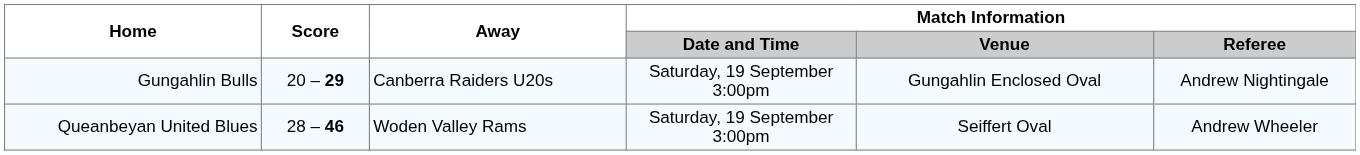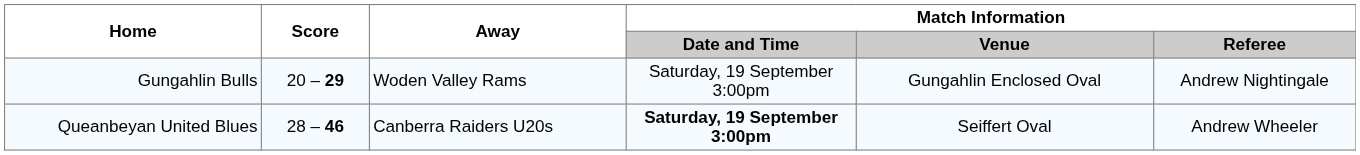(463, 81) Canberra Raiders U20s -> (450, 81) Woden Valley Rams
(450, 127) Woden Valley Rams -> (463, 127) Canberra Raiders U20s
(741, 127) normal -> (741, 127) bold
